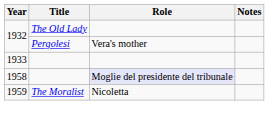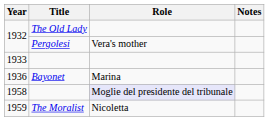+ row: (17, 76)
